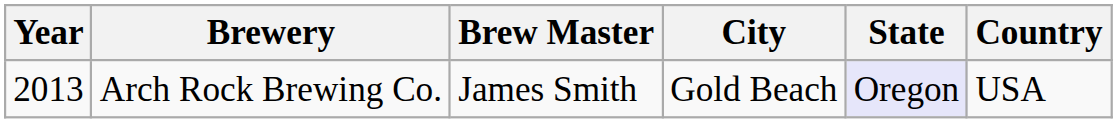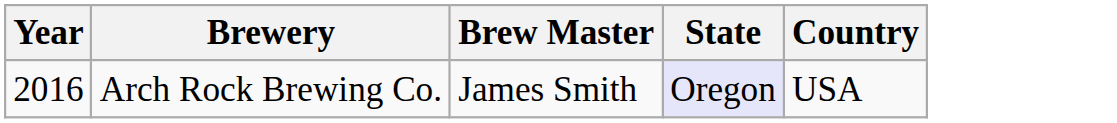- column: (754, 32)
(48, 88) 2013 -> (48, 88) 2016
